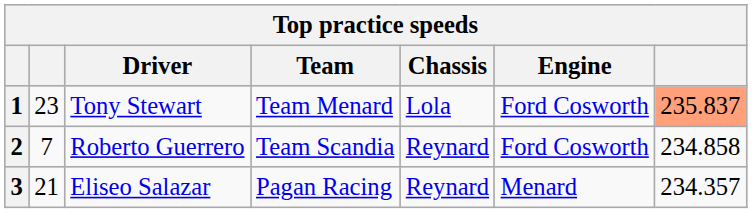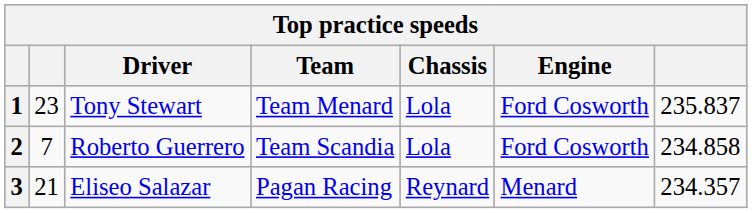(700, 106) lightsalmon background -> (700, 106) no background
(447, 146) Reynard -> (428, 146) Lola
